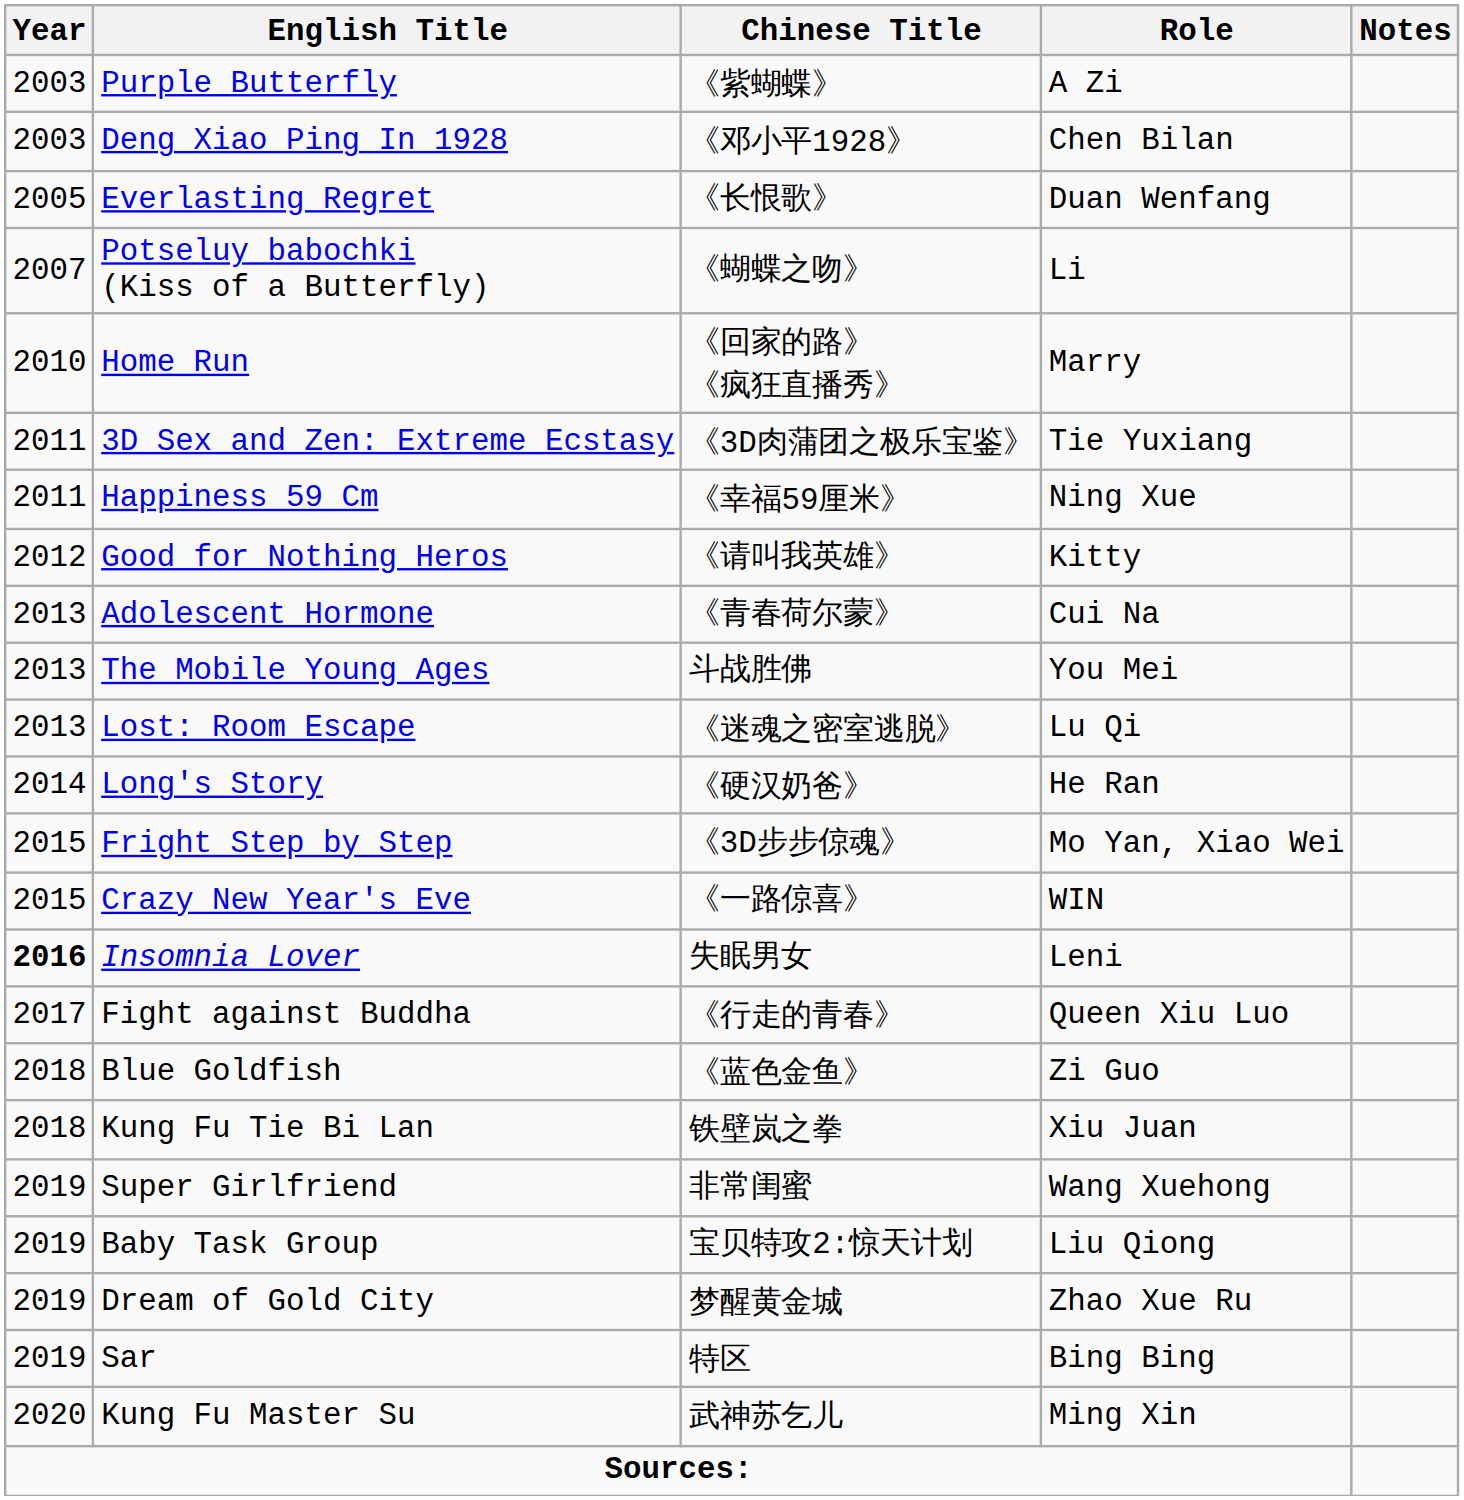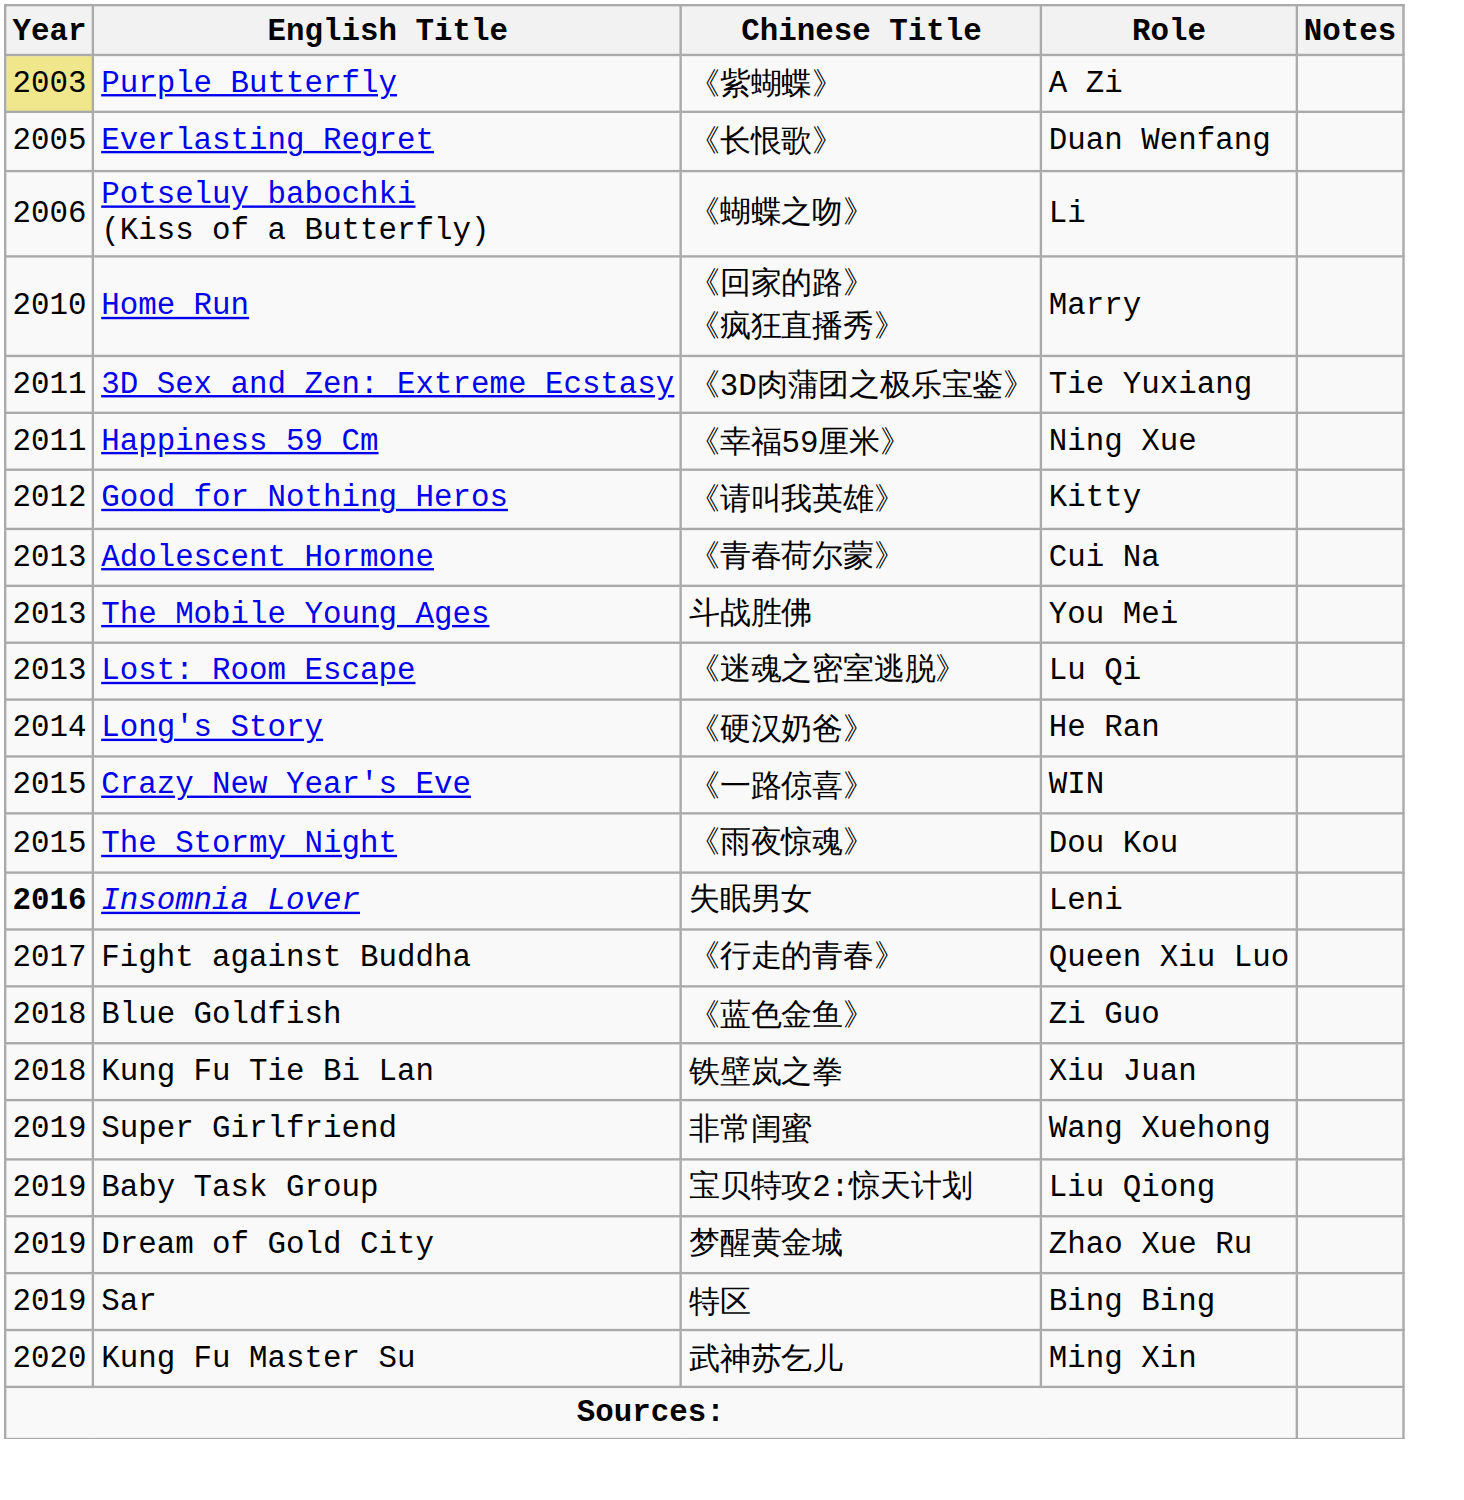(50, 84) no background -> (50, 84) khaki background
- row: (305, 141)
(50, 270) 2007 -> (50, 213) 2006
- row: (277, 843)
+ row: (249, 843)
